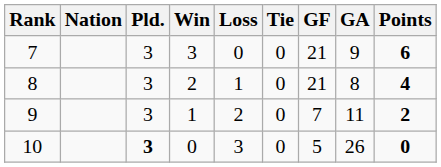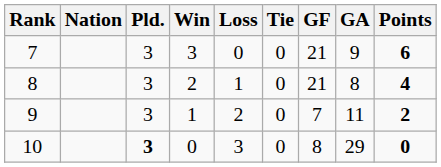(317, 146) 5 -> (317, 146) 8
(355, 146) 26 -> (355, 146) 29
